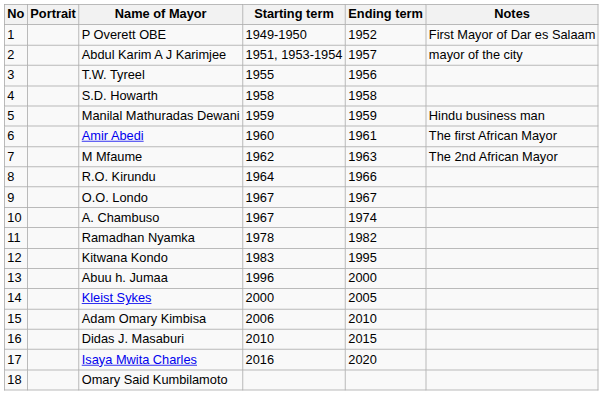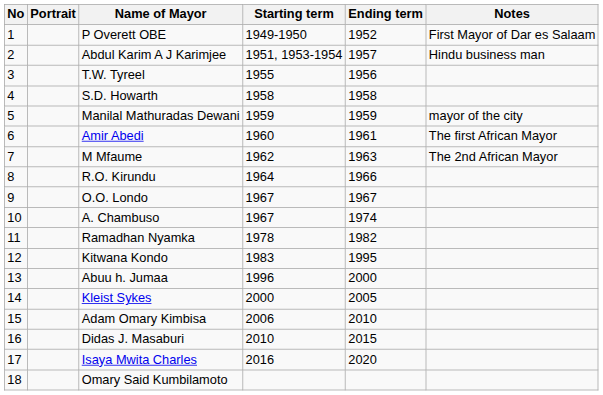(476, 55) mayor of the city -> (487, 55) Hindu business man
(487, 116) Hindu business man -> (476, 116) mayor of the city
